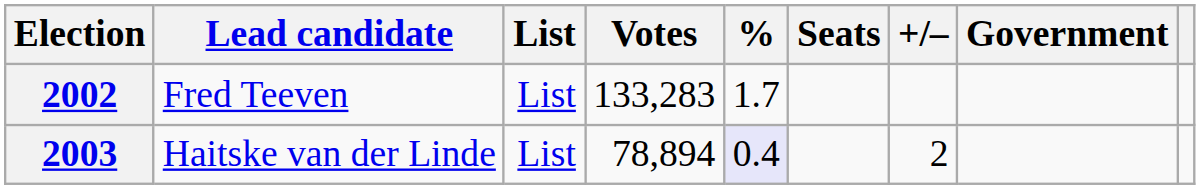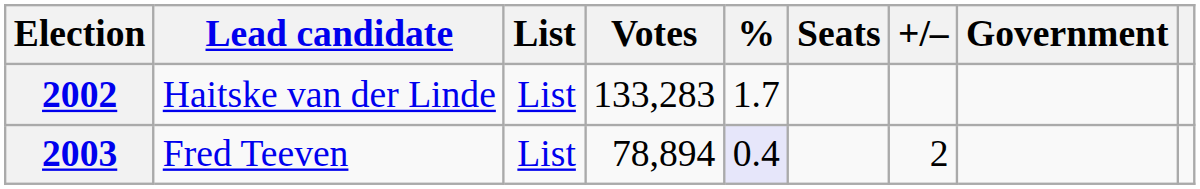(256, 93) Fred Teeven -> (329, 93) Haitske van der Linde
(329, 153) Haitske van der Linde -> (256, 153) Fred Teeven
